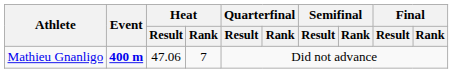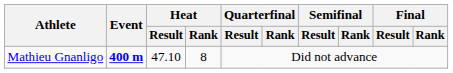(166, 57) 47.06 -> (166, 57) 47.10
(203, 57) 7 -> (203, 57) 8
